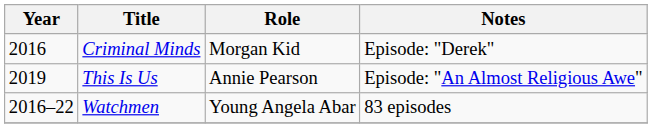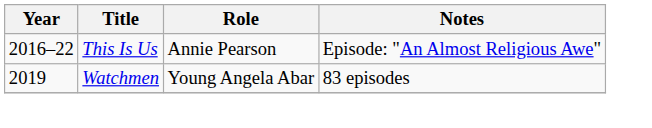- row: (141, 48)
(27, 78) 2019 -> (41, 48) 2016–22
(41, 107) 2016–22 -> (27, 78) 2019
